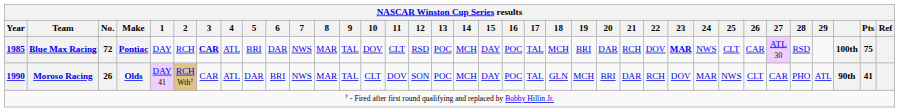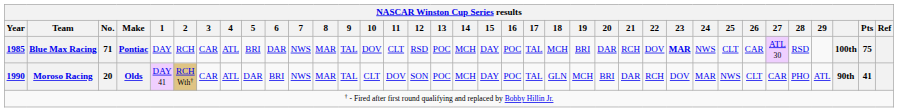(108, 49) 72 -> (108, 49) 71
(209, 49) bold -> (208, 49) normal
(108, 76) 26 -> (108, 76) 20
